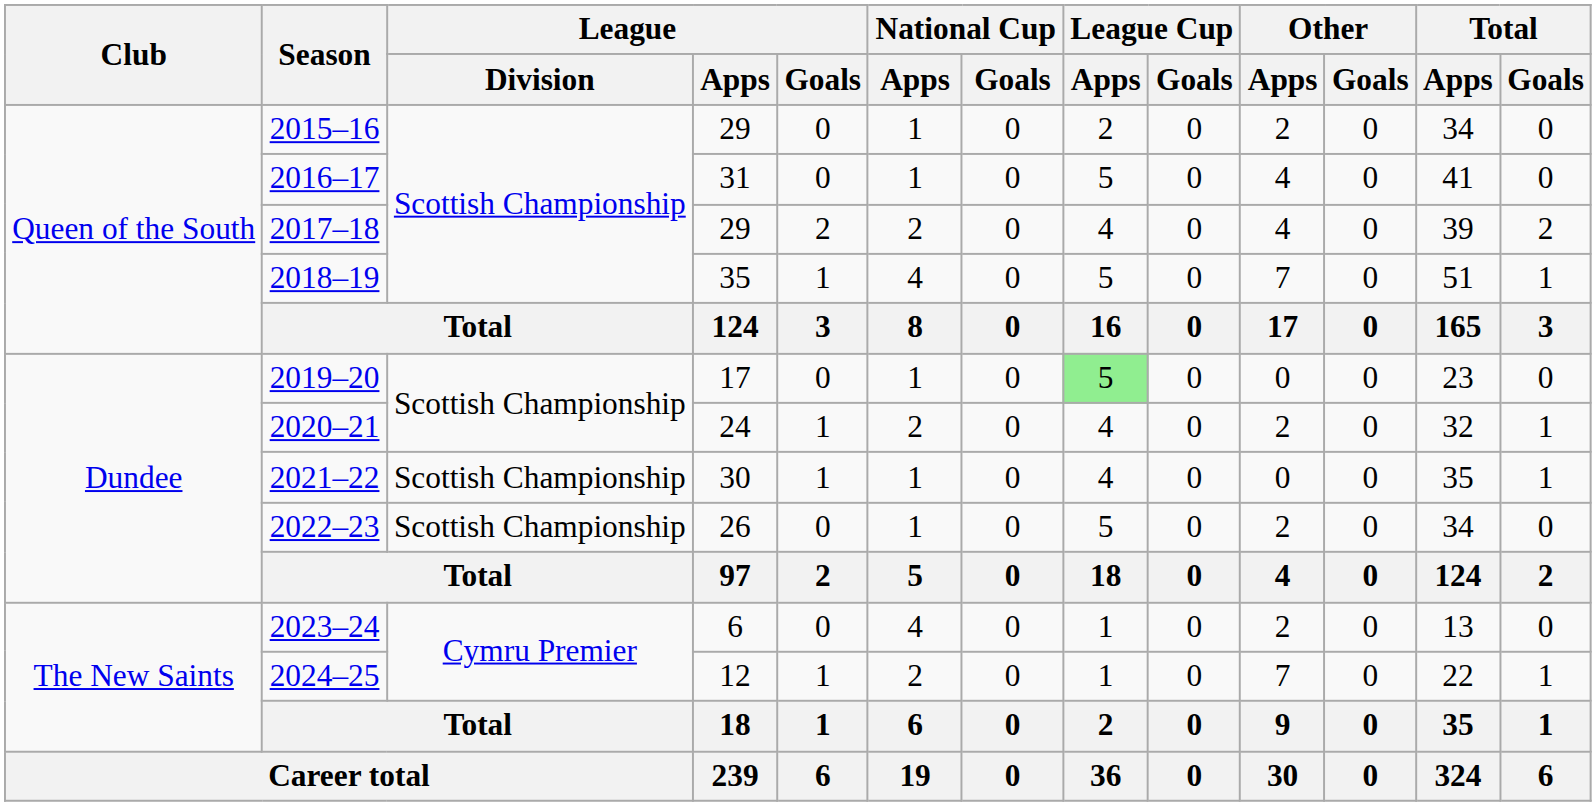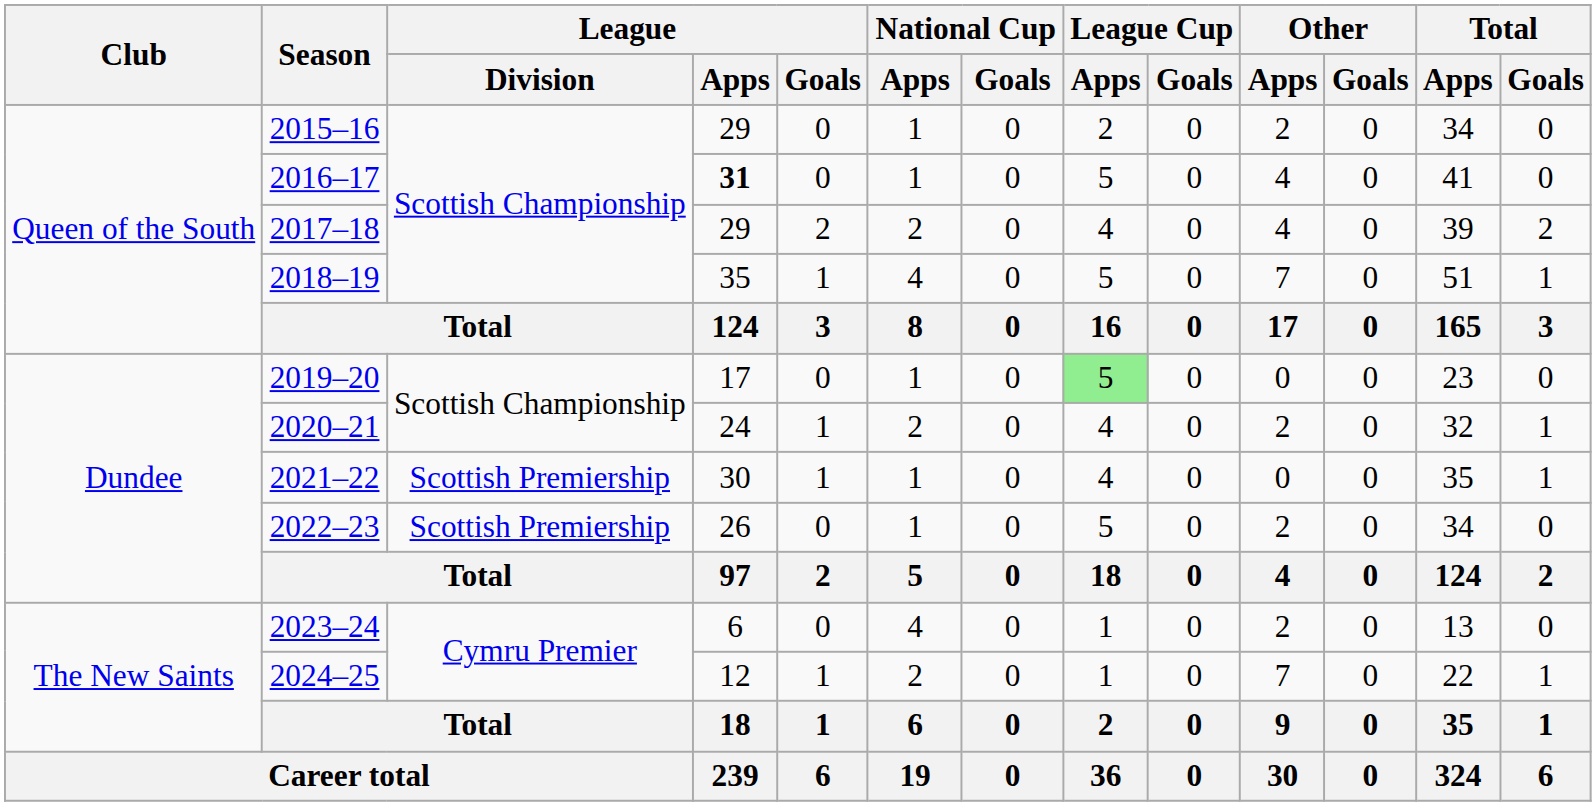(735, 178) normal -> (735, 178) bold
(540, 476) Scottish Championship -> (540, 476) Scottish Premiership
(540, 526) Scottish Championship -> (540, 526) Scottish Premiership
